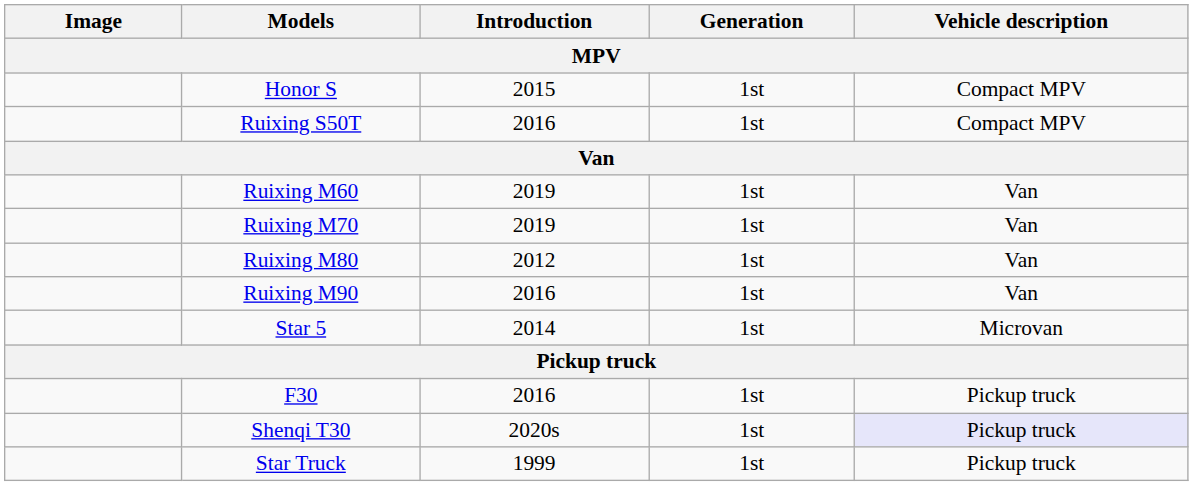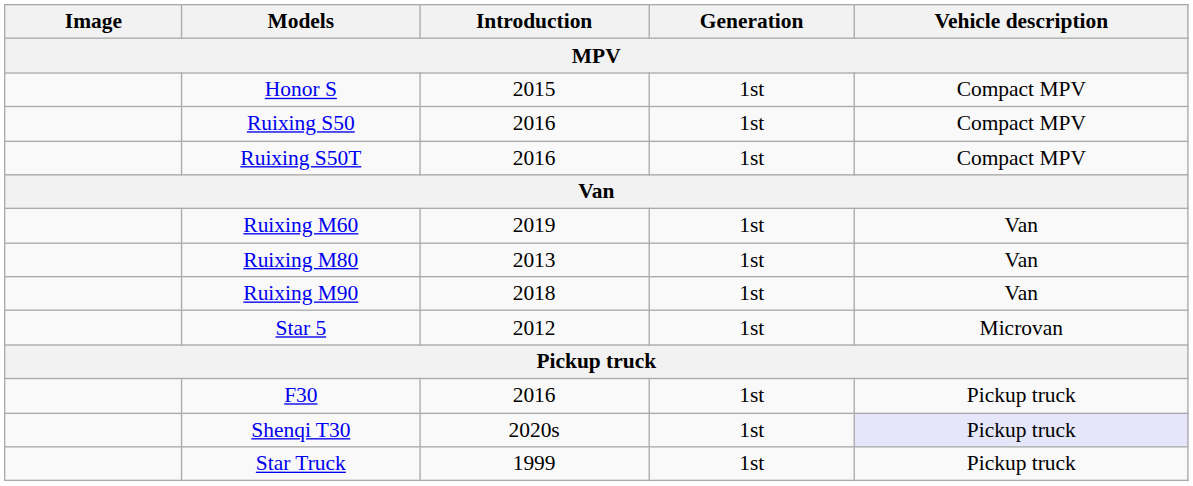+ row: (301, 123)
- row: (301, 225)
(534, 259) 2012 -> (534, 259) 2013
(534, 293) 2016 -> (534, 293) 2018
(534, 327) 2014 -> (534, 327) 2012
